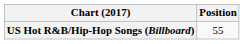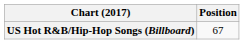(218, 30) 55 -> (218, 30) 67
